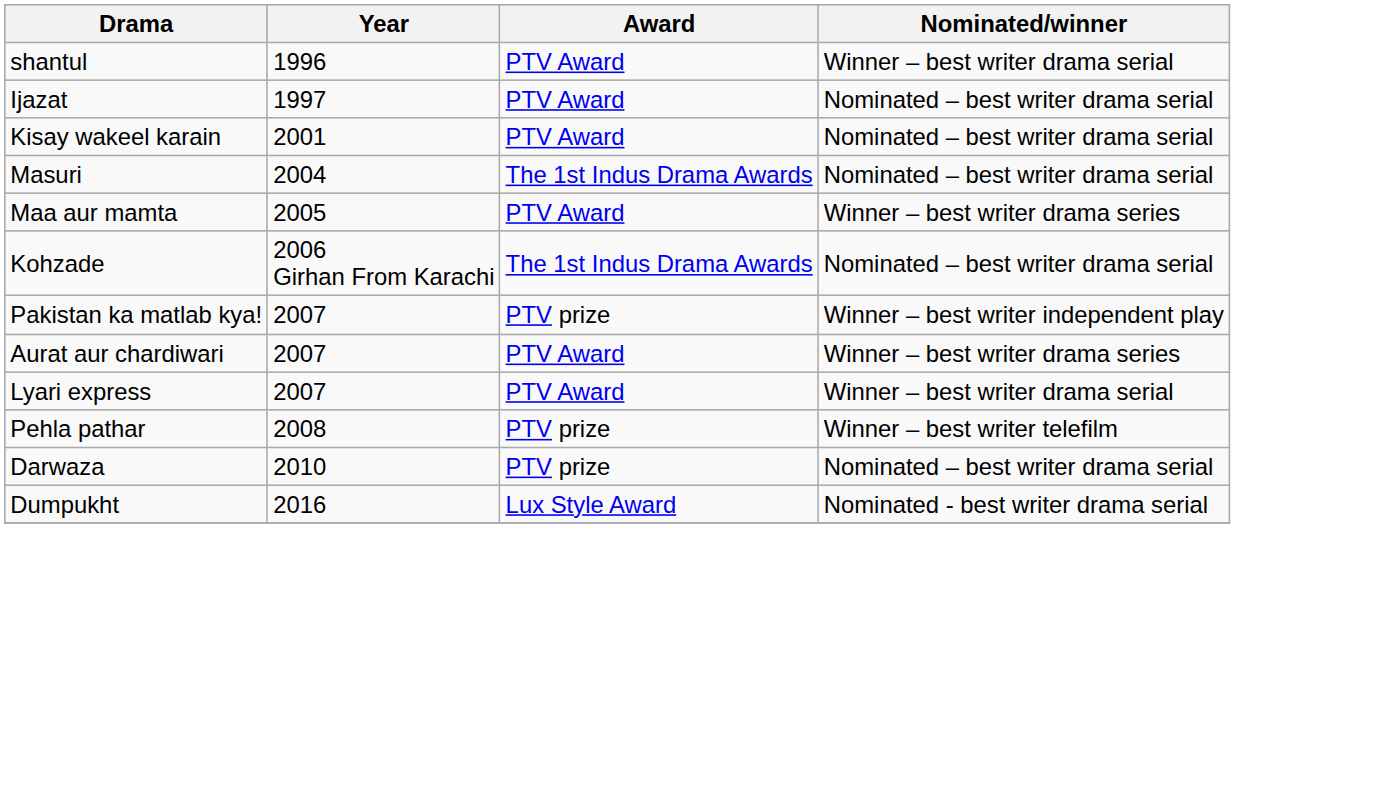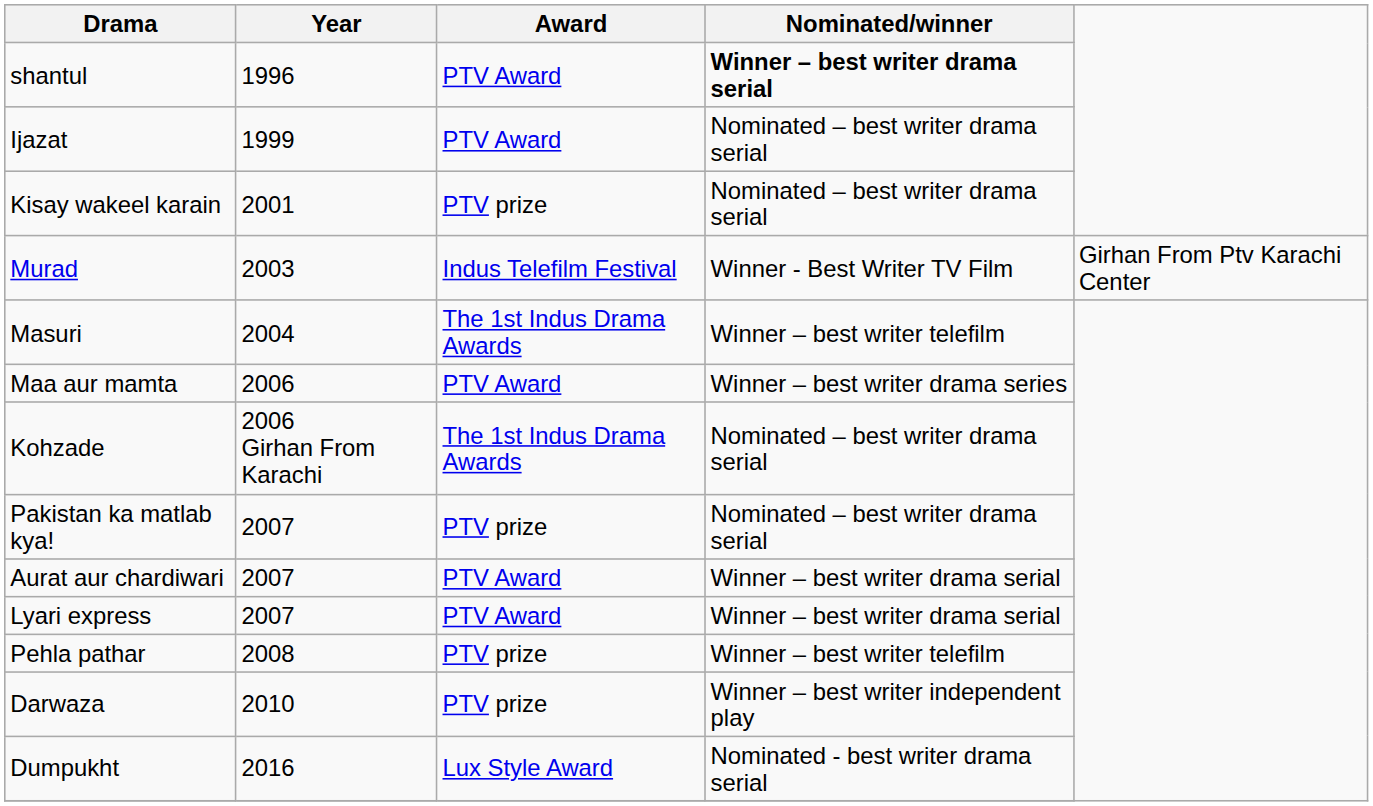(999, 62) normal -> (864, 75) bold
(300, 99) 1997 -> (268, 139) 1999
(565, 137) PTV Award -> (495, 204) PTV prize
+ row: (44, 268)
(1019, 175) Nominated – best writer drama serial -> (858, 333) Winner – best writer telefilm
(300, 213) 2005 -> (268, 384) 2006
(1024, 315) Winner – best writer independent play -> (874, 526) Nominated – best writer drama serial
(1002, 353) Winner – best writer drama series -> (886, 577) Winner – best writer drama serial
(1019, 466) Nominated – best writer drama serial -> (886, 704) Winner – best writer independent play
